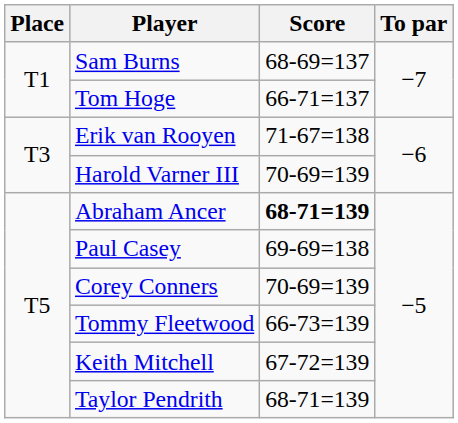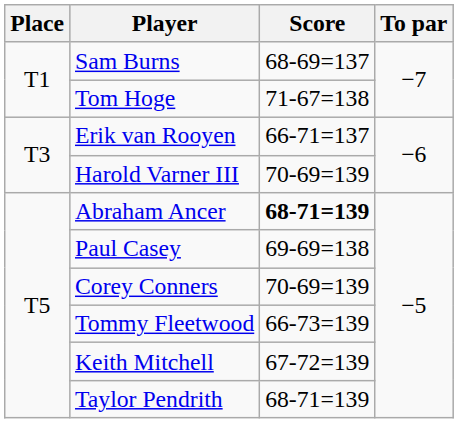(317, 98) 66-71=137 -> (317, 98) 71-67=138
(317, 135) 71-67=138 -> (317, 135) 66-71=137
